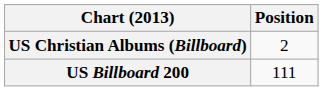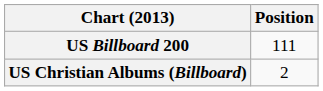rows swapped: (128, 72) <-> (128, 45)
